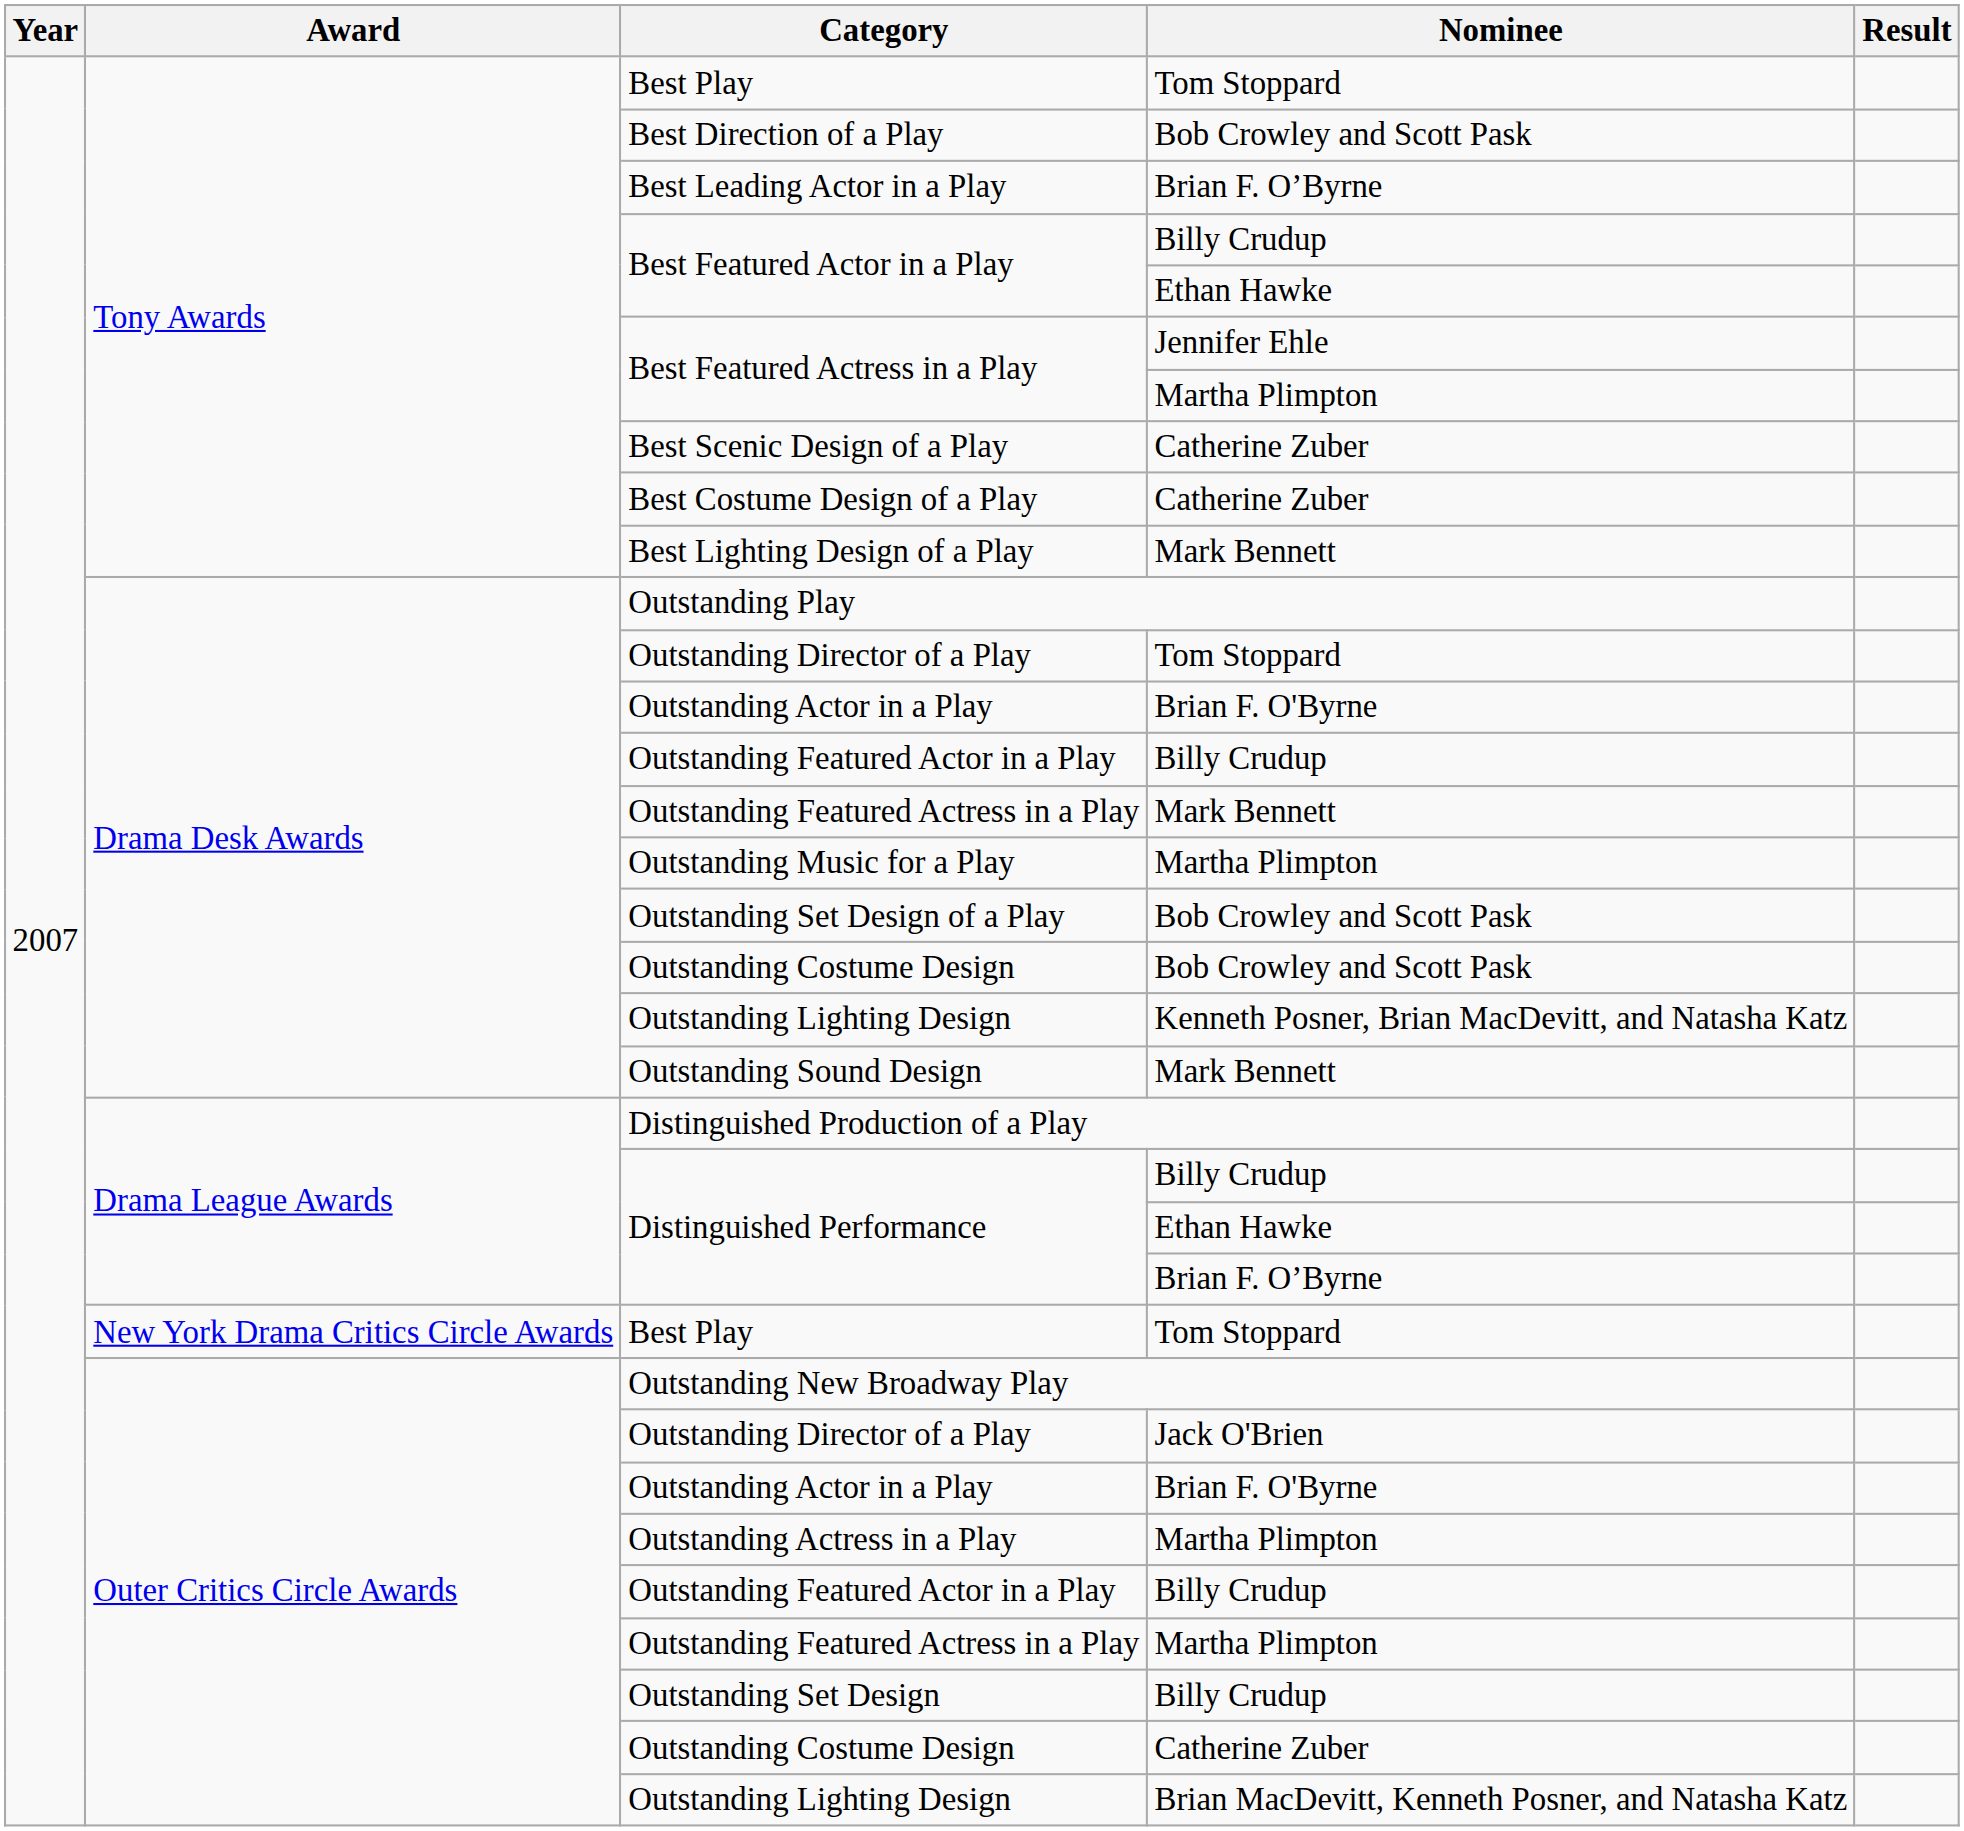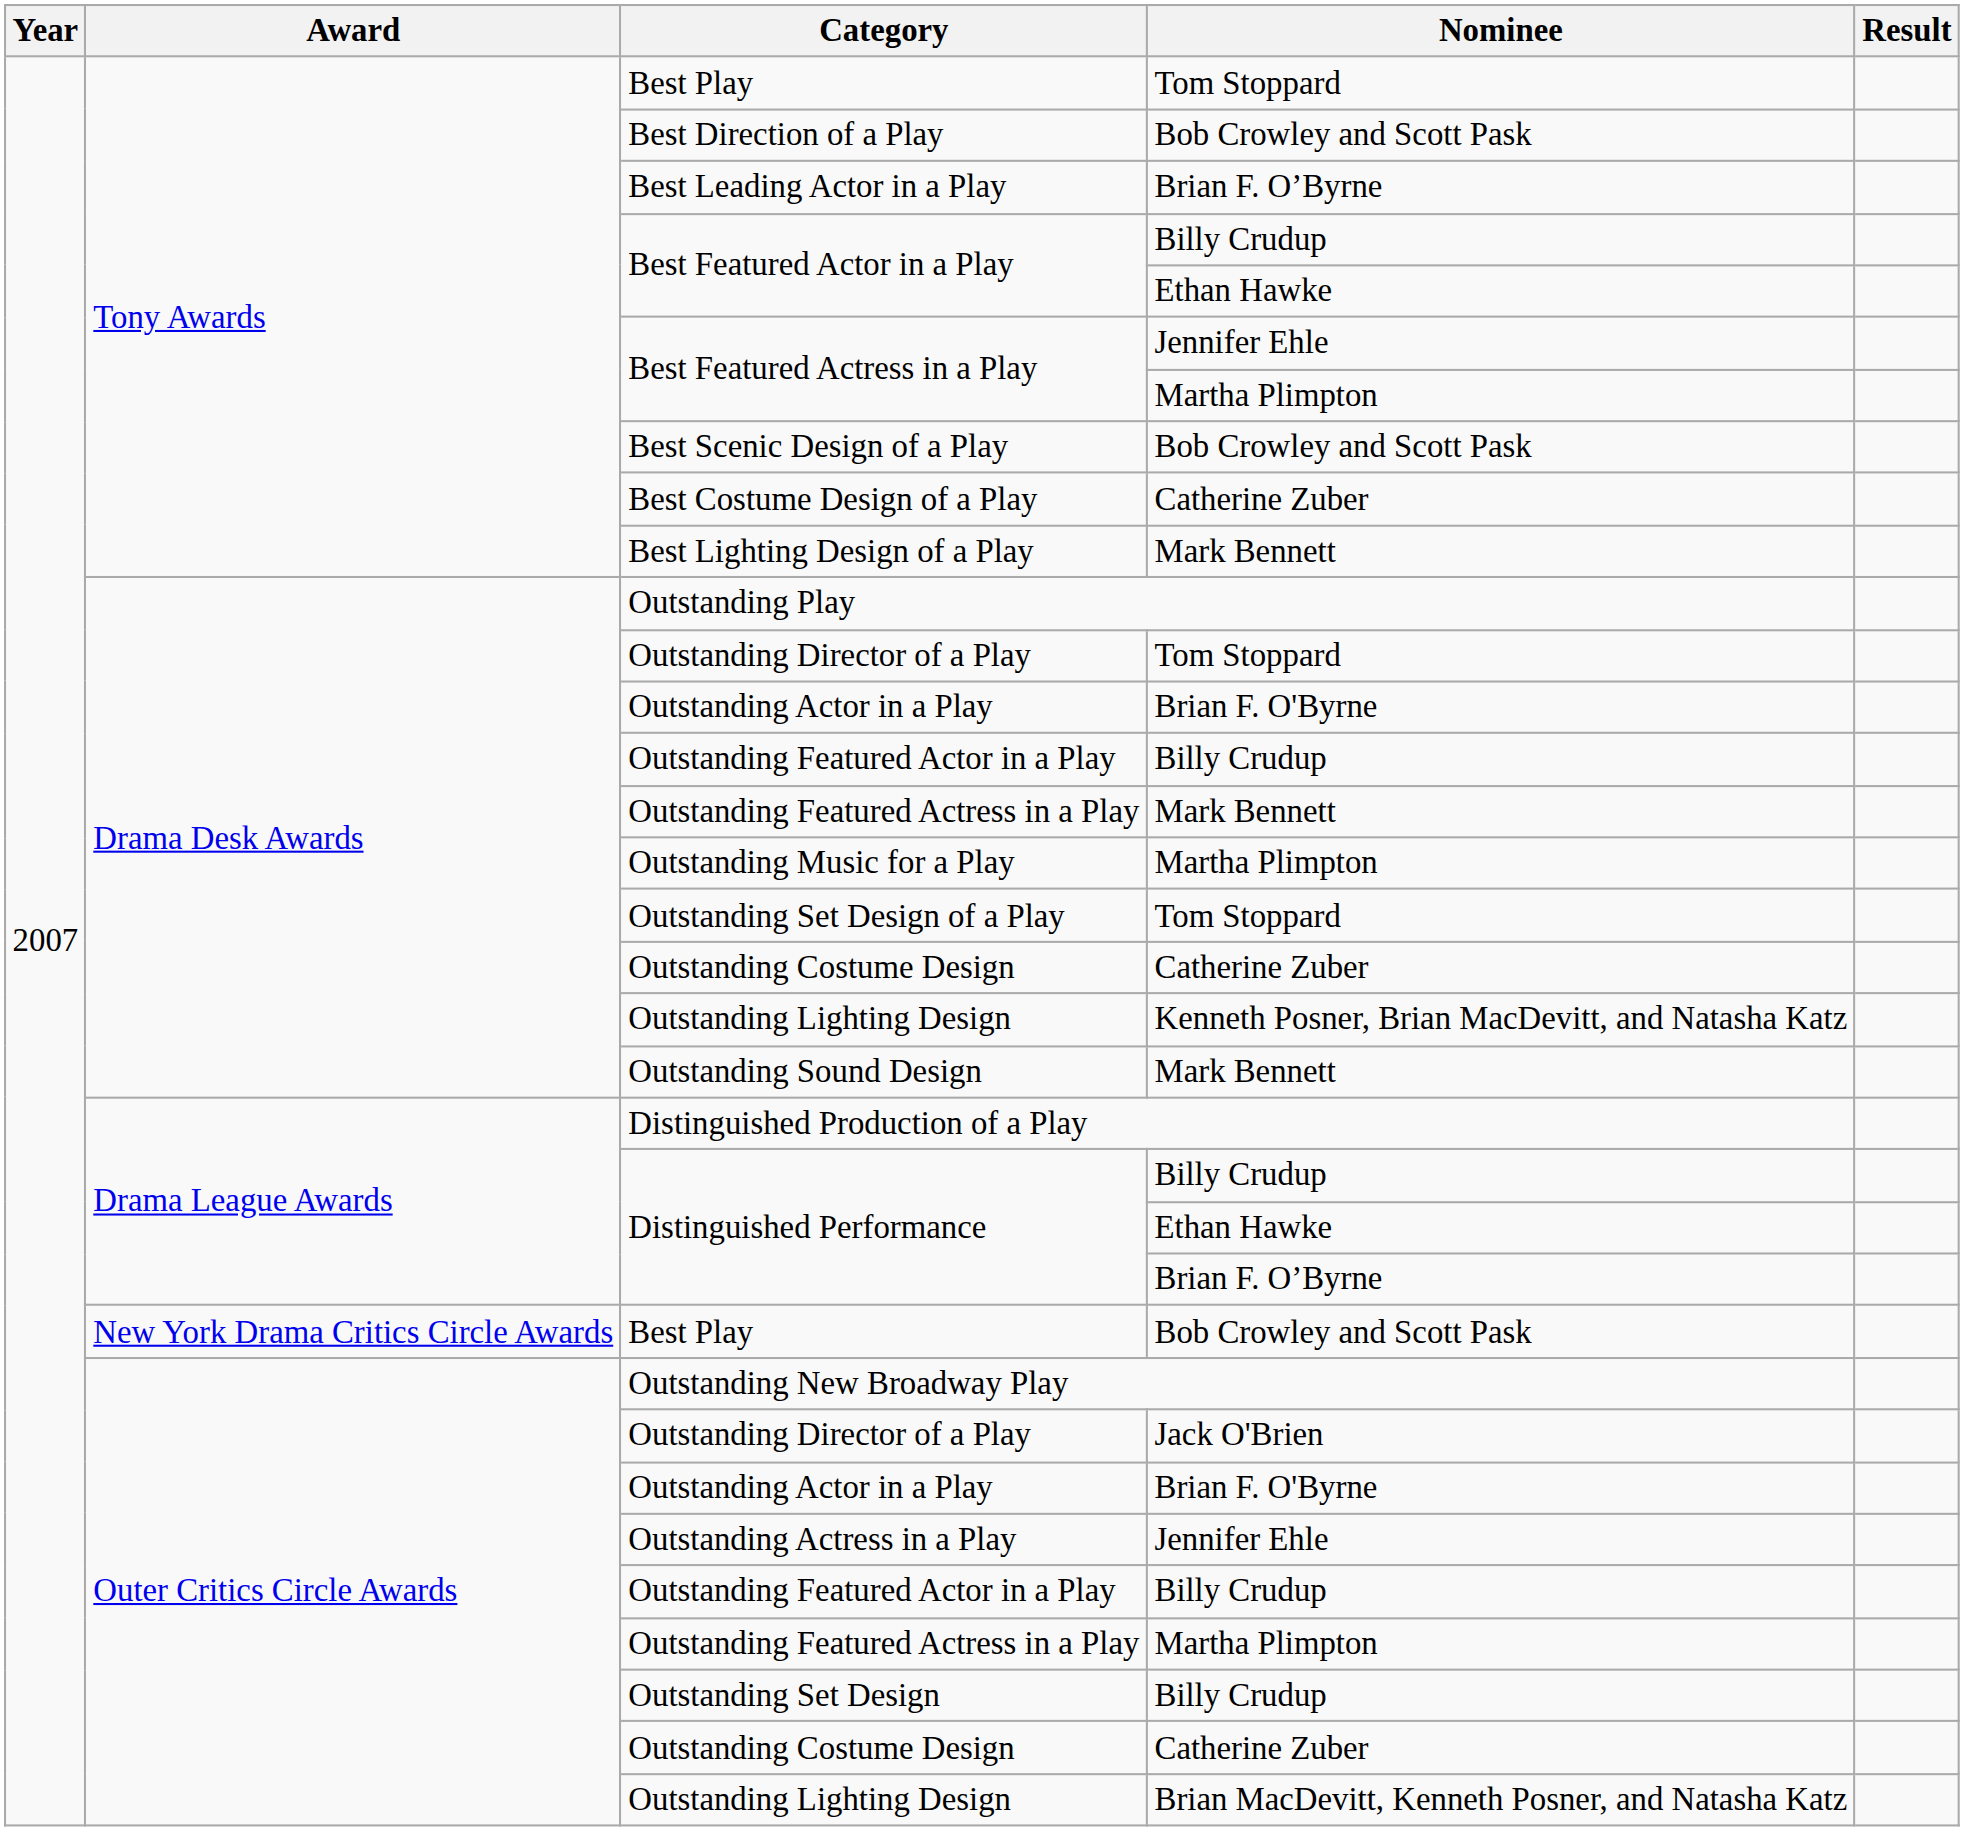(1262, 446) Catherine Zuber -> (1343, 446) Bob Crowley and Scott Pask
(1343, 914) Bob Crowley and Scott Pask -> (1248, 914) Tom Stoppard
(1343, 966) Bob Crowley and Scott Pask -> (1262, 966) Catherine Zuber
(1248, 1330) Tom Stoppard -> (1343, 1330) Bob Crowley and Scott Pask
(1266, 1539) Martha Plimpton -> (1241, 1539) Jennifer Ehle
